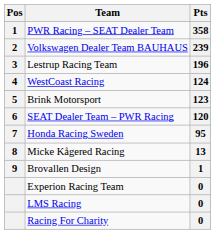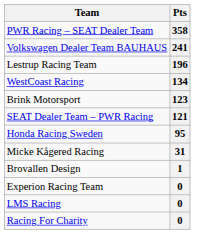- column: (15, 13)
(201, 47) 239 -> (180, 47) 241
(201, 82) 124 -> (180, 82) 134
(201, 117) 120 -> (180, 117) 121
(201, 151) 13 -> (180, 151) 31
